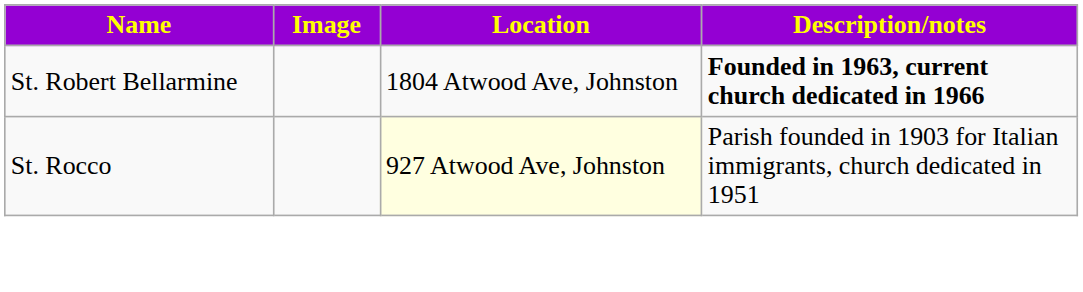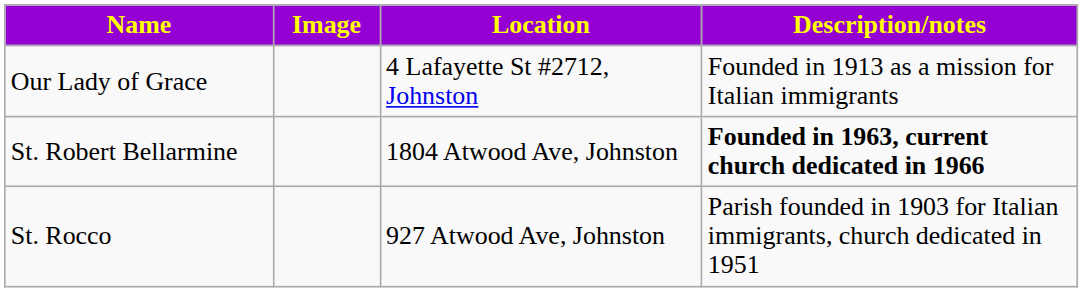+ row: (109, 80)
(526, 165) lightyellow background -> (526, 235) no background
